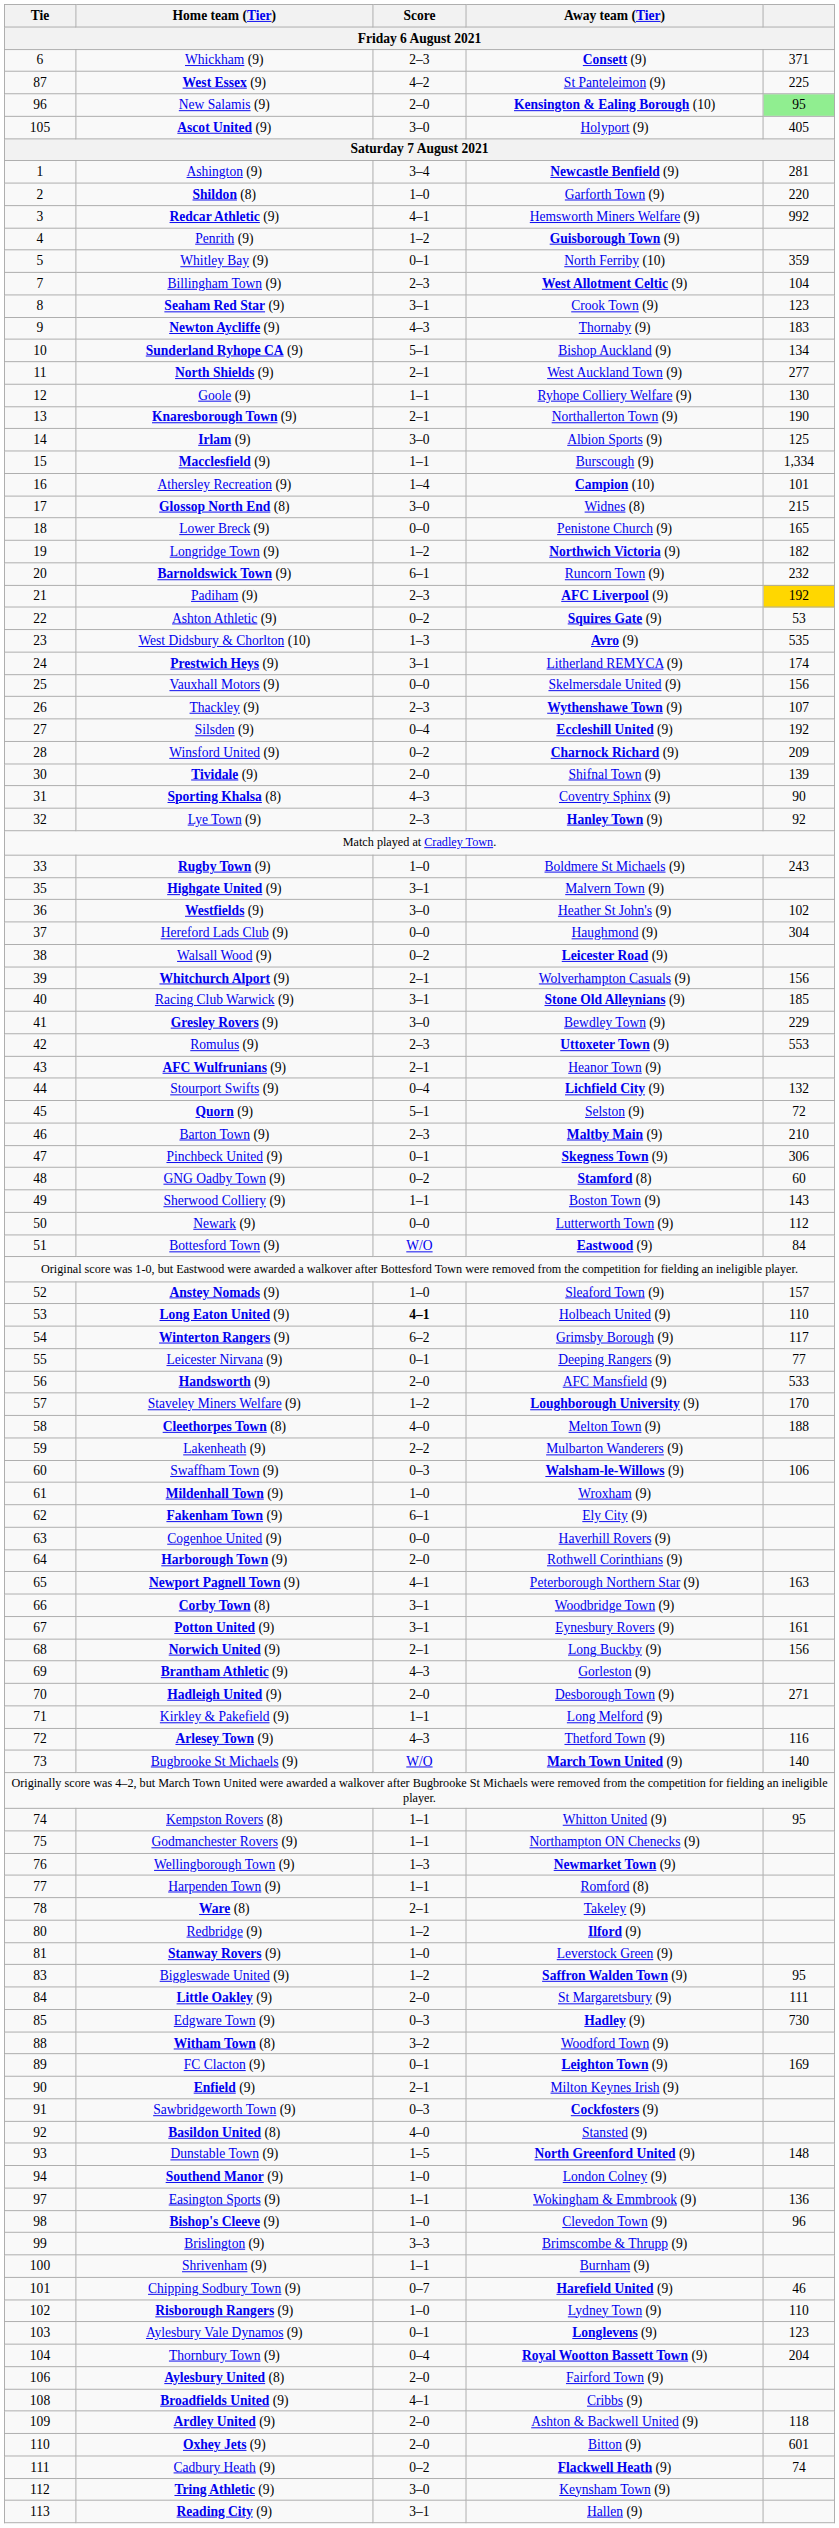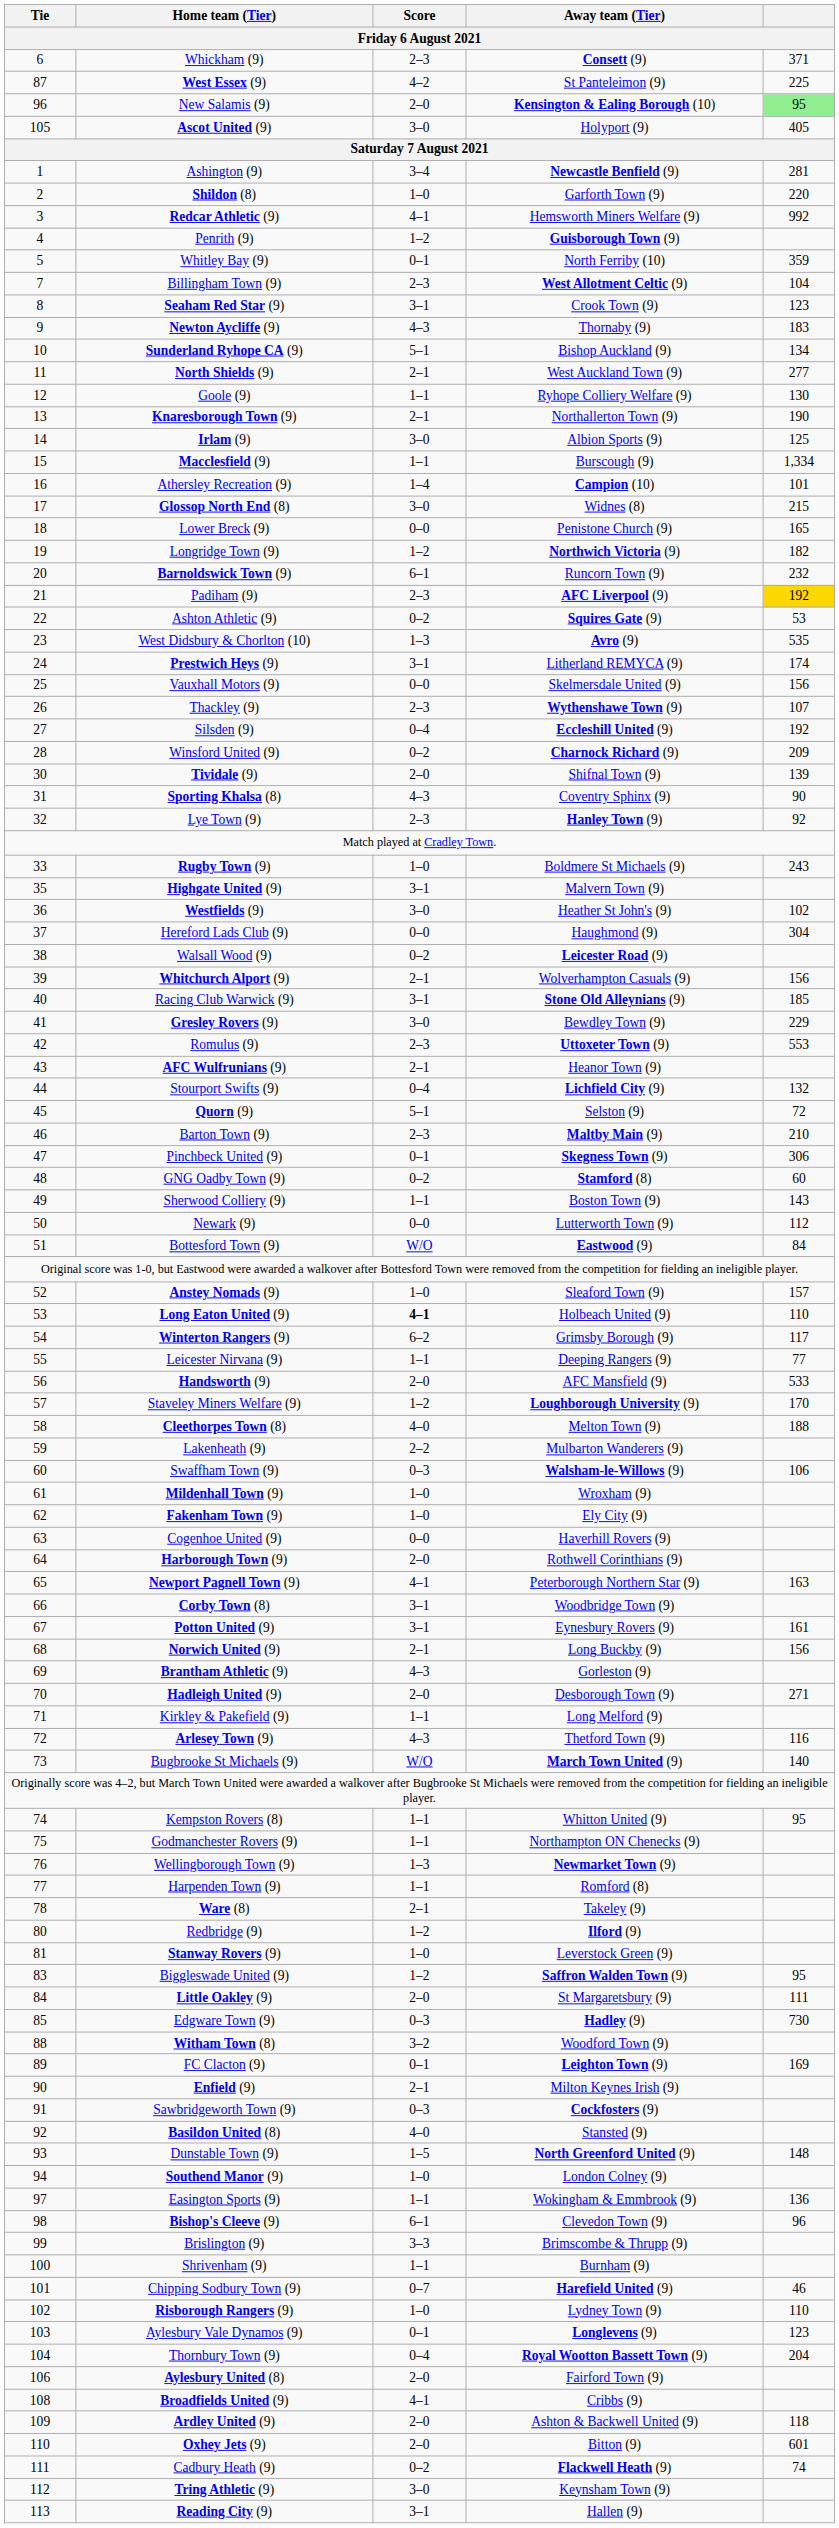(419, 1360) 0–1 -> (419, 1360) 1–1
(419, 1516) 6–1 -> (419, 1516) 1–0
(419, 2221) 1–0 -> (419, 2221) 6–1
